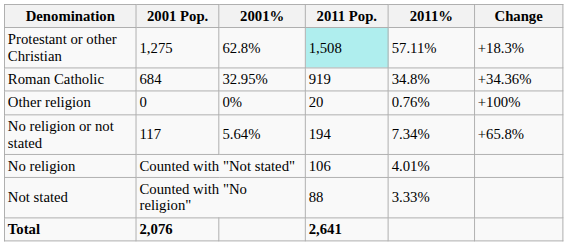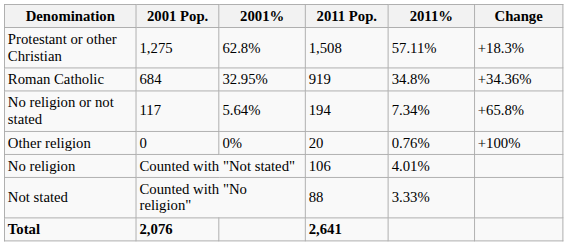(325, 47) paleturquoise background -> (325, 47) no background
rows swapped: (49, 102) <-> (61, 134)
